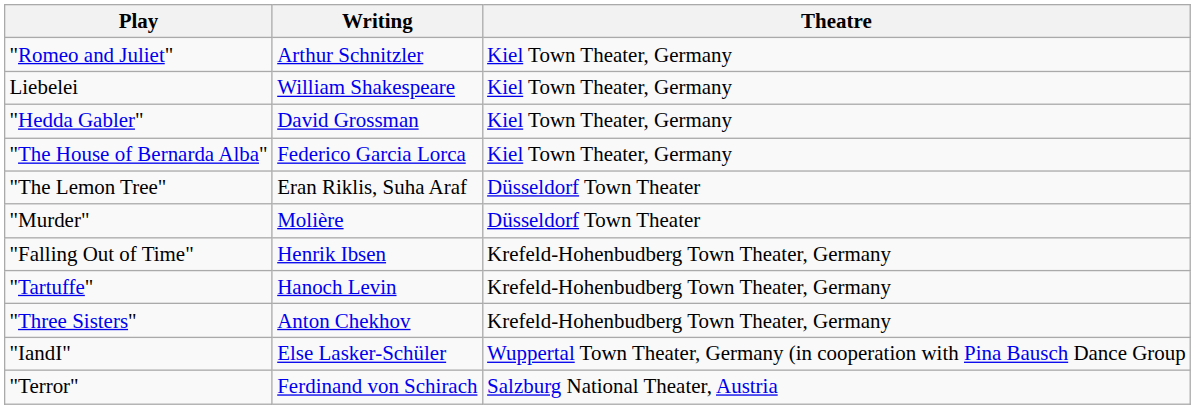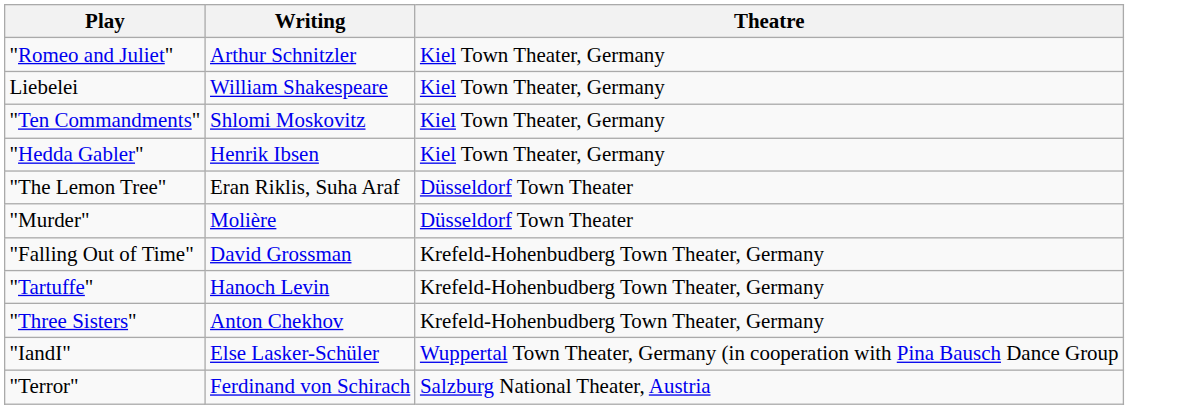+ row: (105, 120)
(348, 120) David Grossman -> (264, 154) Henrik Ibsen
- row: (139, 154)
(332, 253) Henrik Ibsen -> (281, 253) David Grossman
